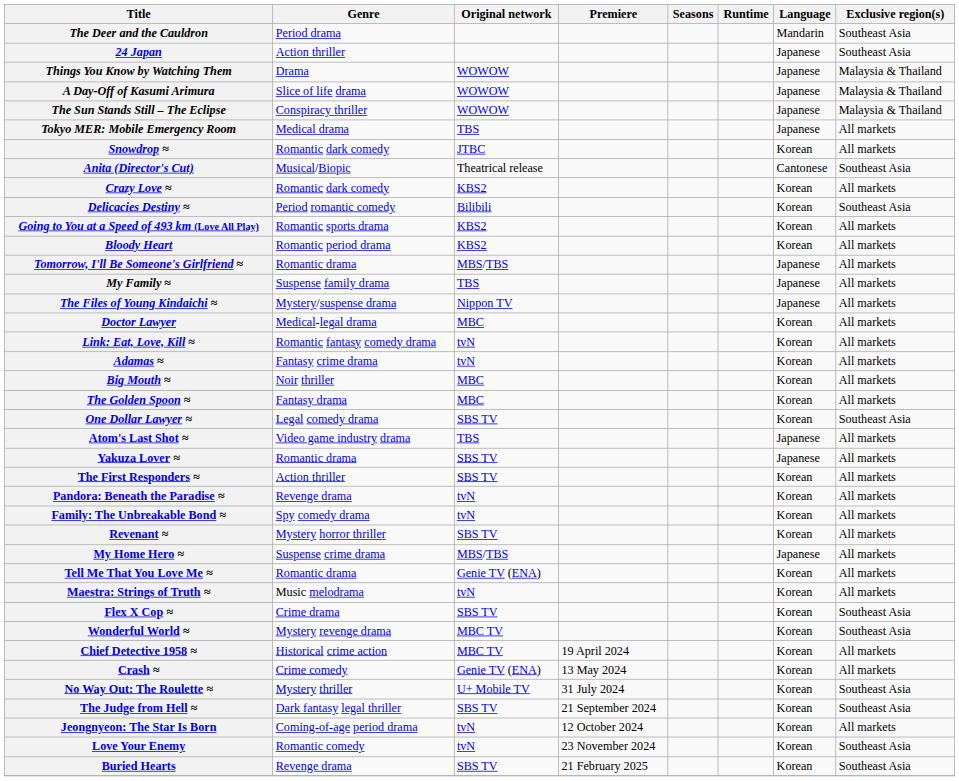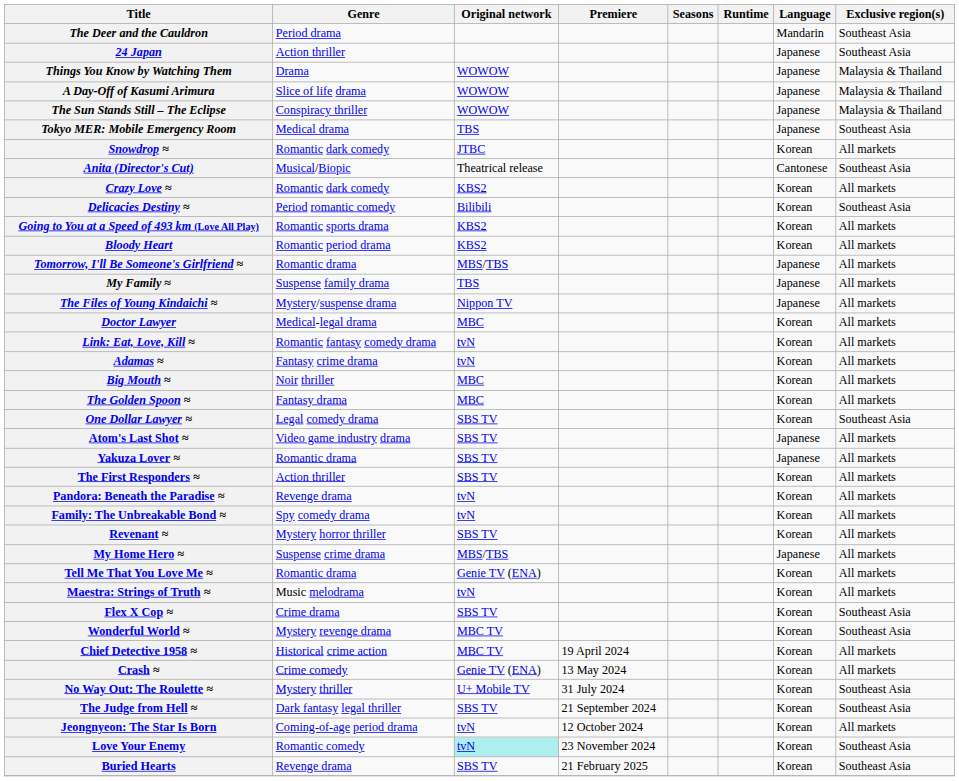(867, 129) All markets -> (875, 129) Southeast Asia
(468, 438) TBS -> (477, 438) SBS TV
(466, 746) no background -> (466, 746) paleturquoise background
